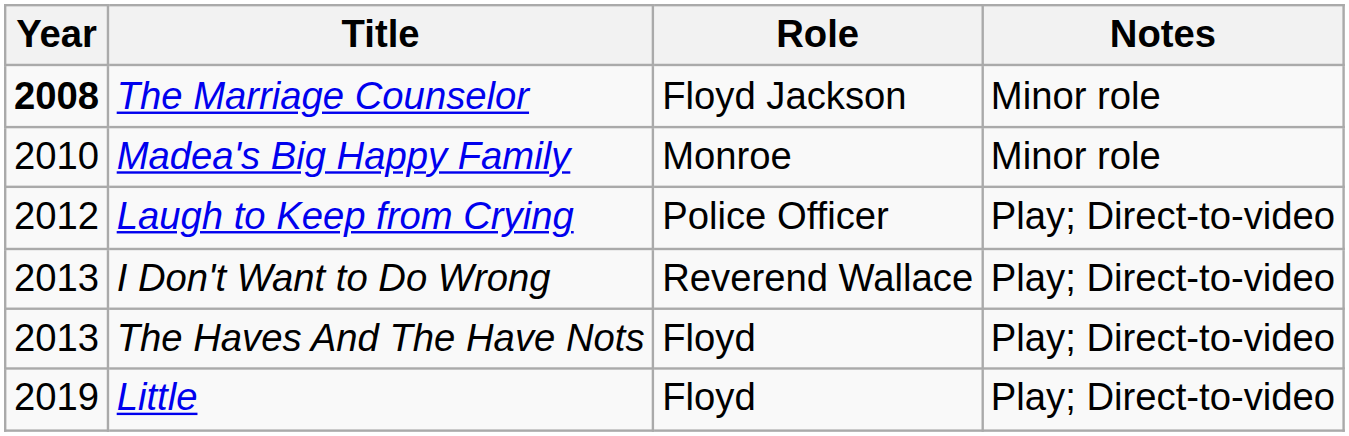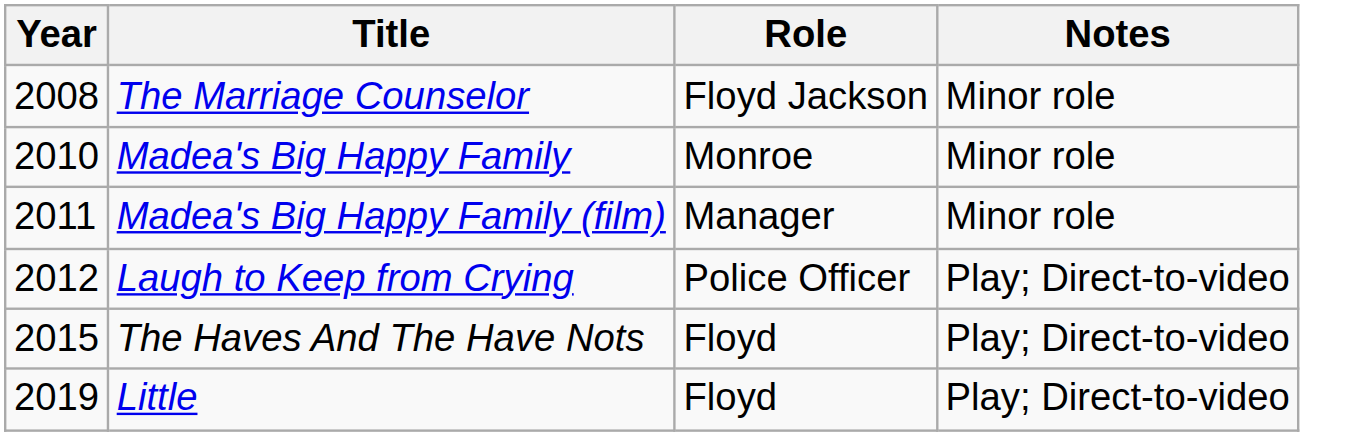(57, 95) bold -> (57, 95) normal
+ row: (391, 216)
- row: (334, 277)
(57, 338) 2013 -> (57, 338) 2015
